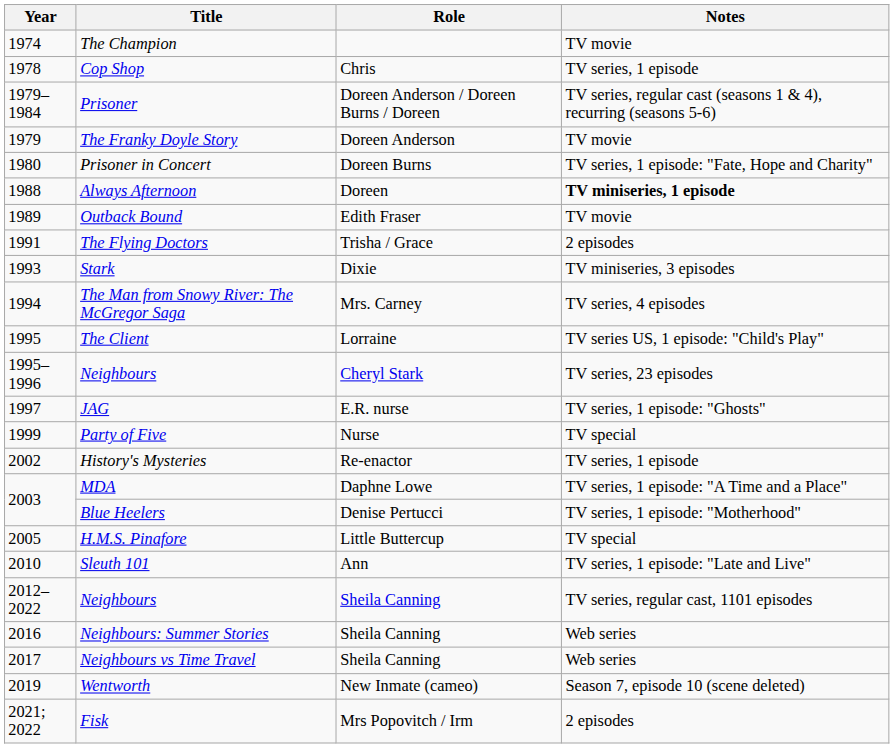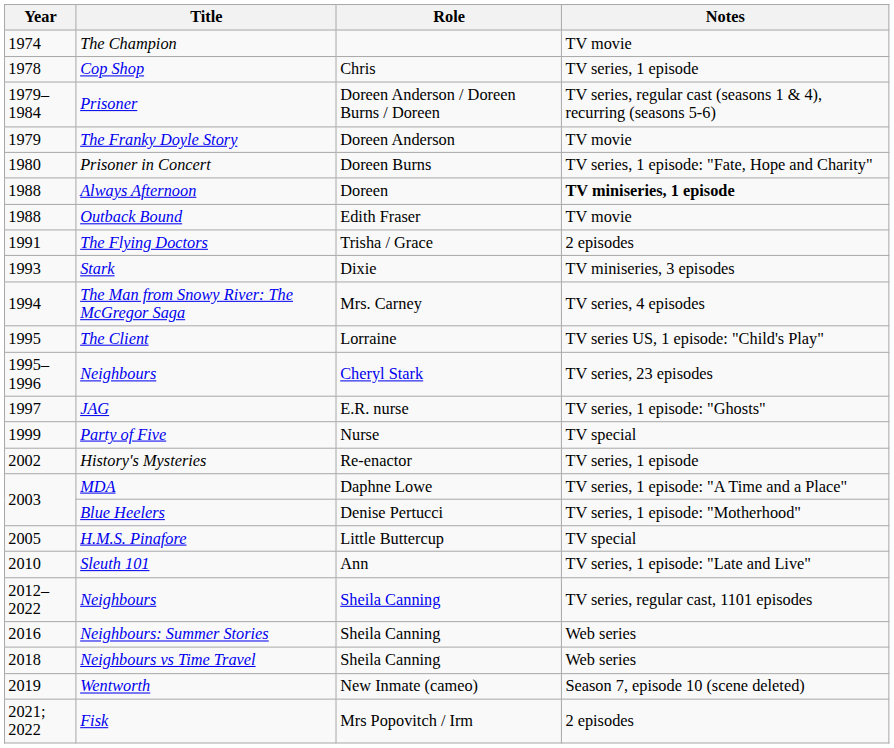(25, 216) 1989 -> (25, 216) 1988
(25, 660) 2017 -> (25, 660) 2018
